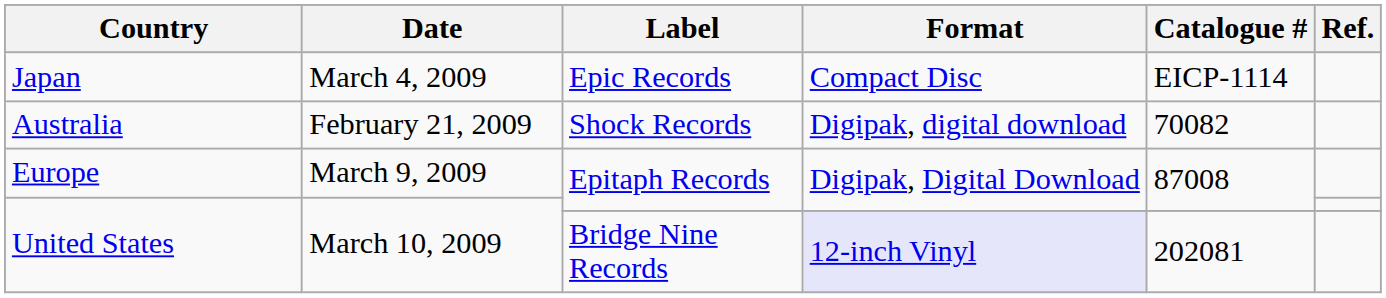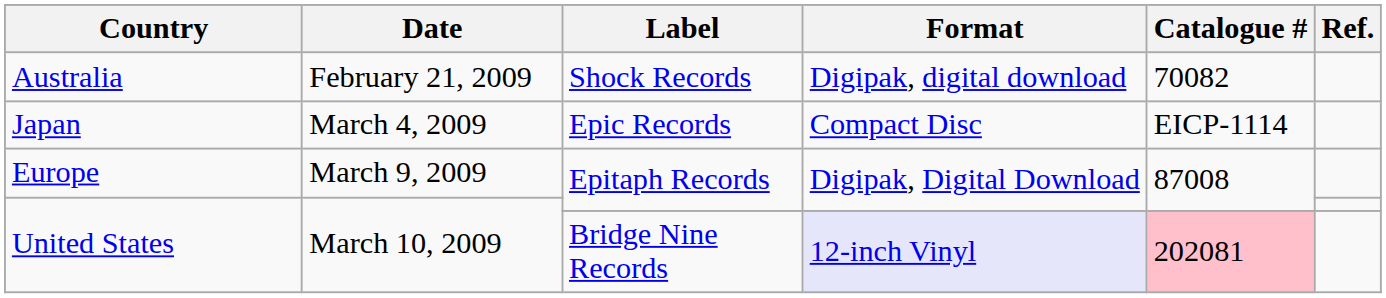rows swapped: (67, 124) <-> (46, 76)
(1199, 251) no background -> (1199, 251) pink background
